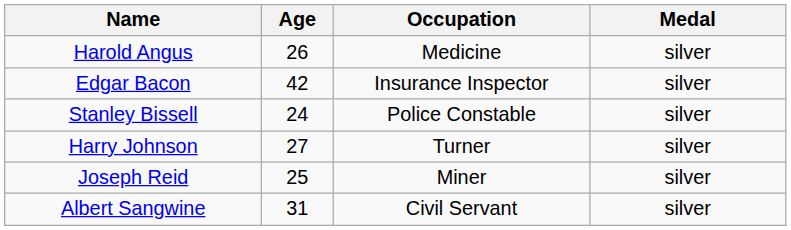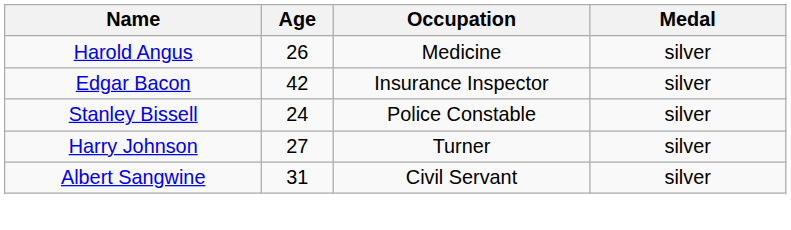- row: (133, 177)
